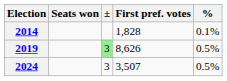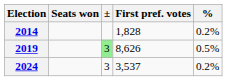(208, 31) 0.1% -> (208, 31) 0.2%
(128, 66) 3,507 -> (128, 66) 3,537
(208, 66) 0.5% -> (208, 66) 0.2%
